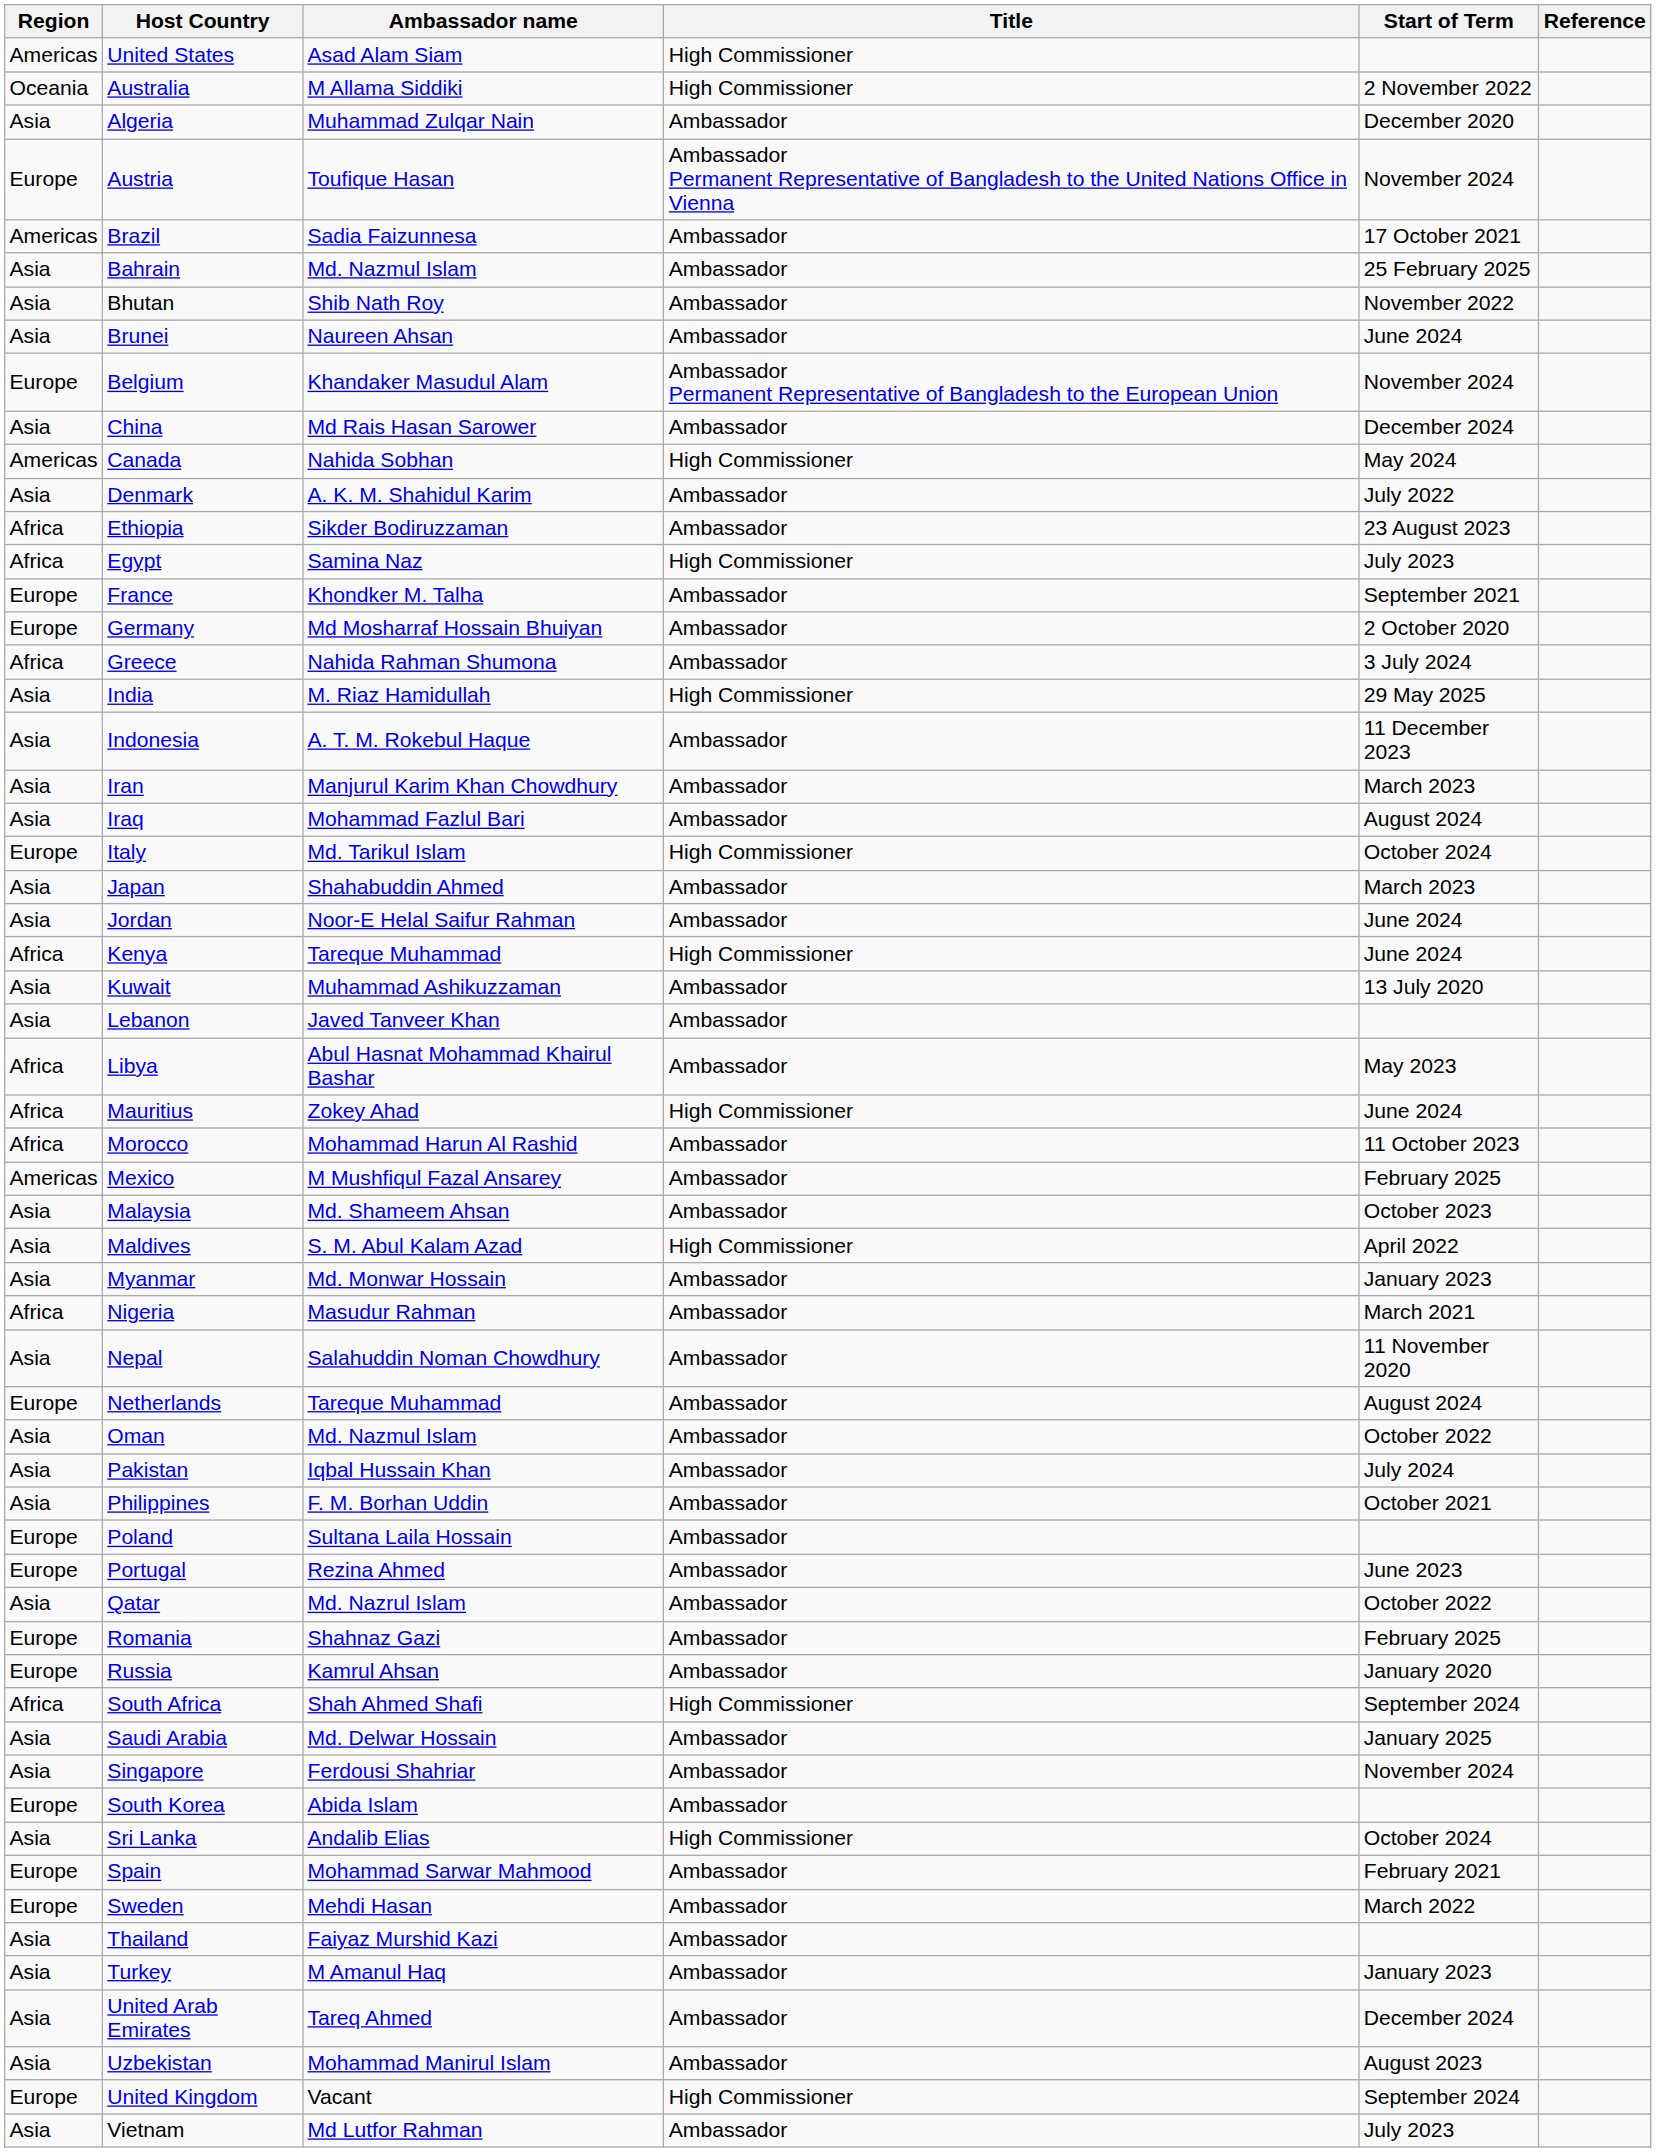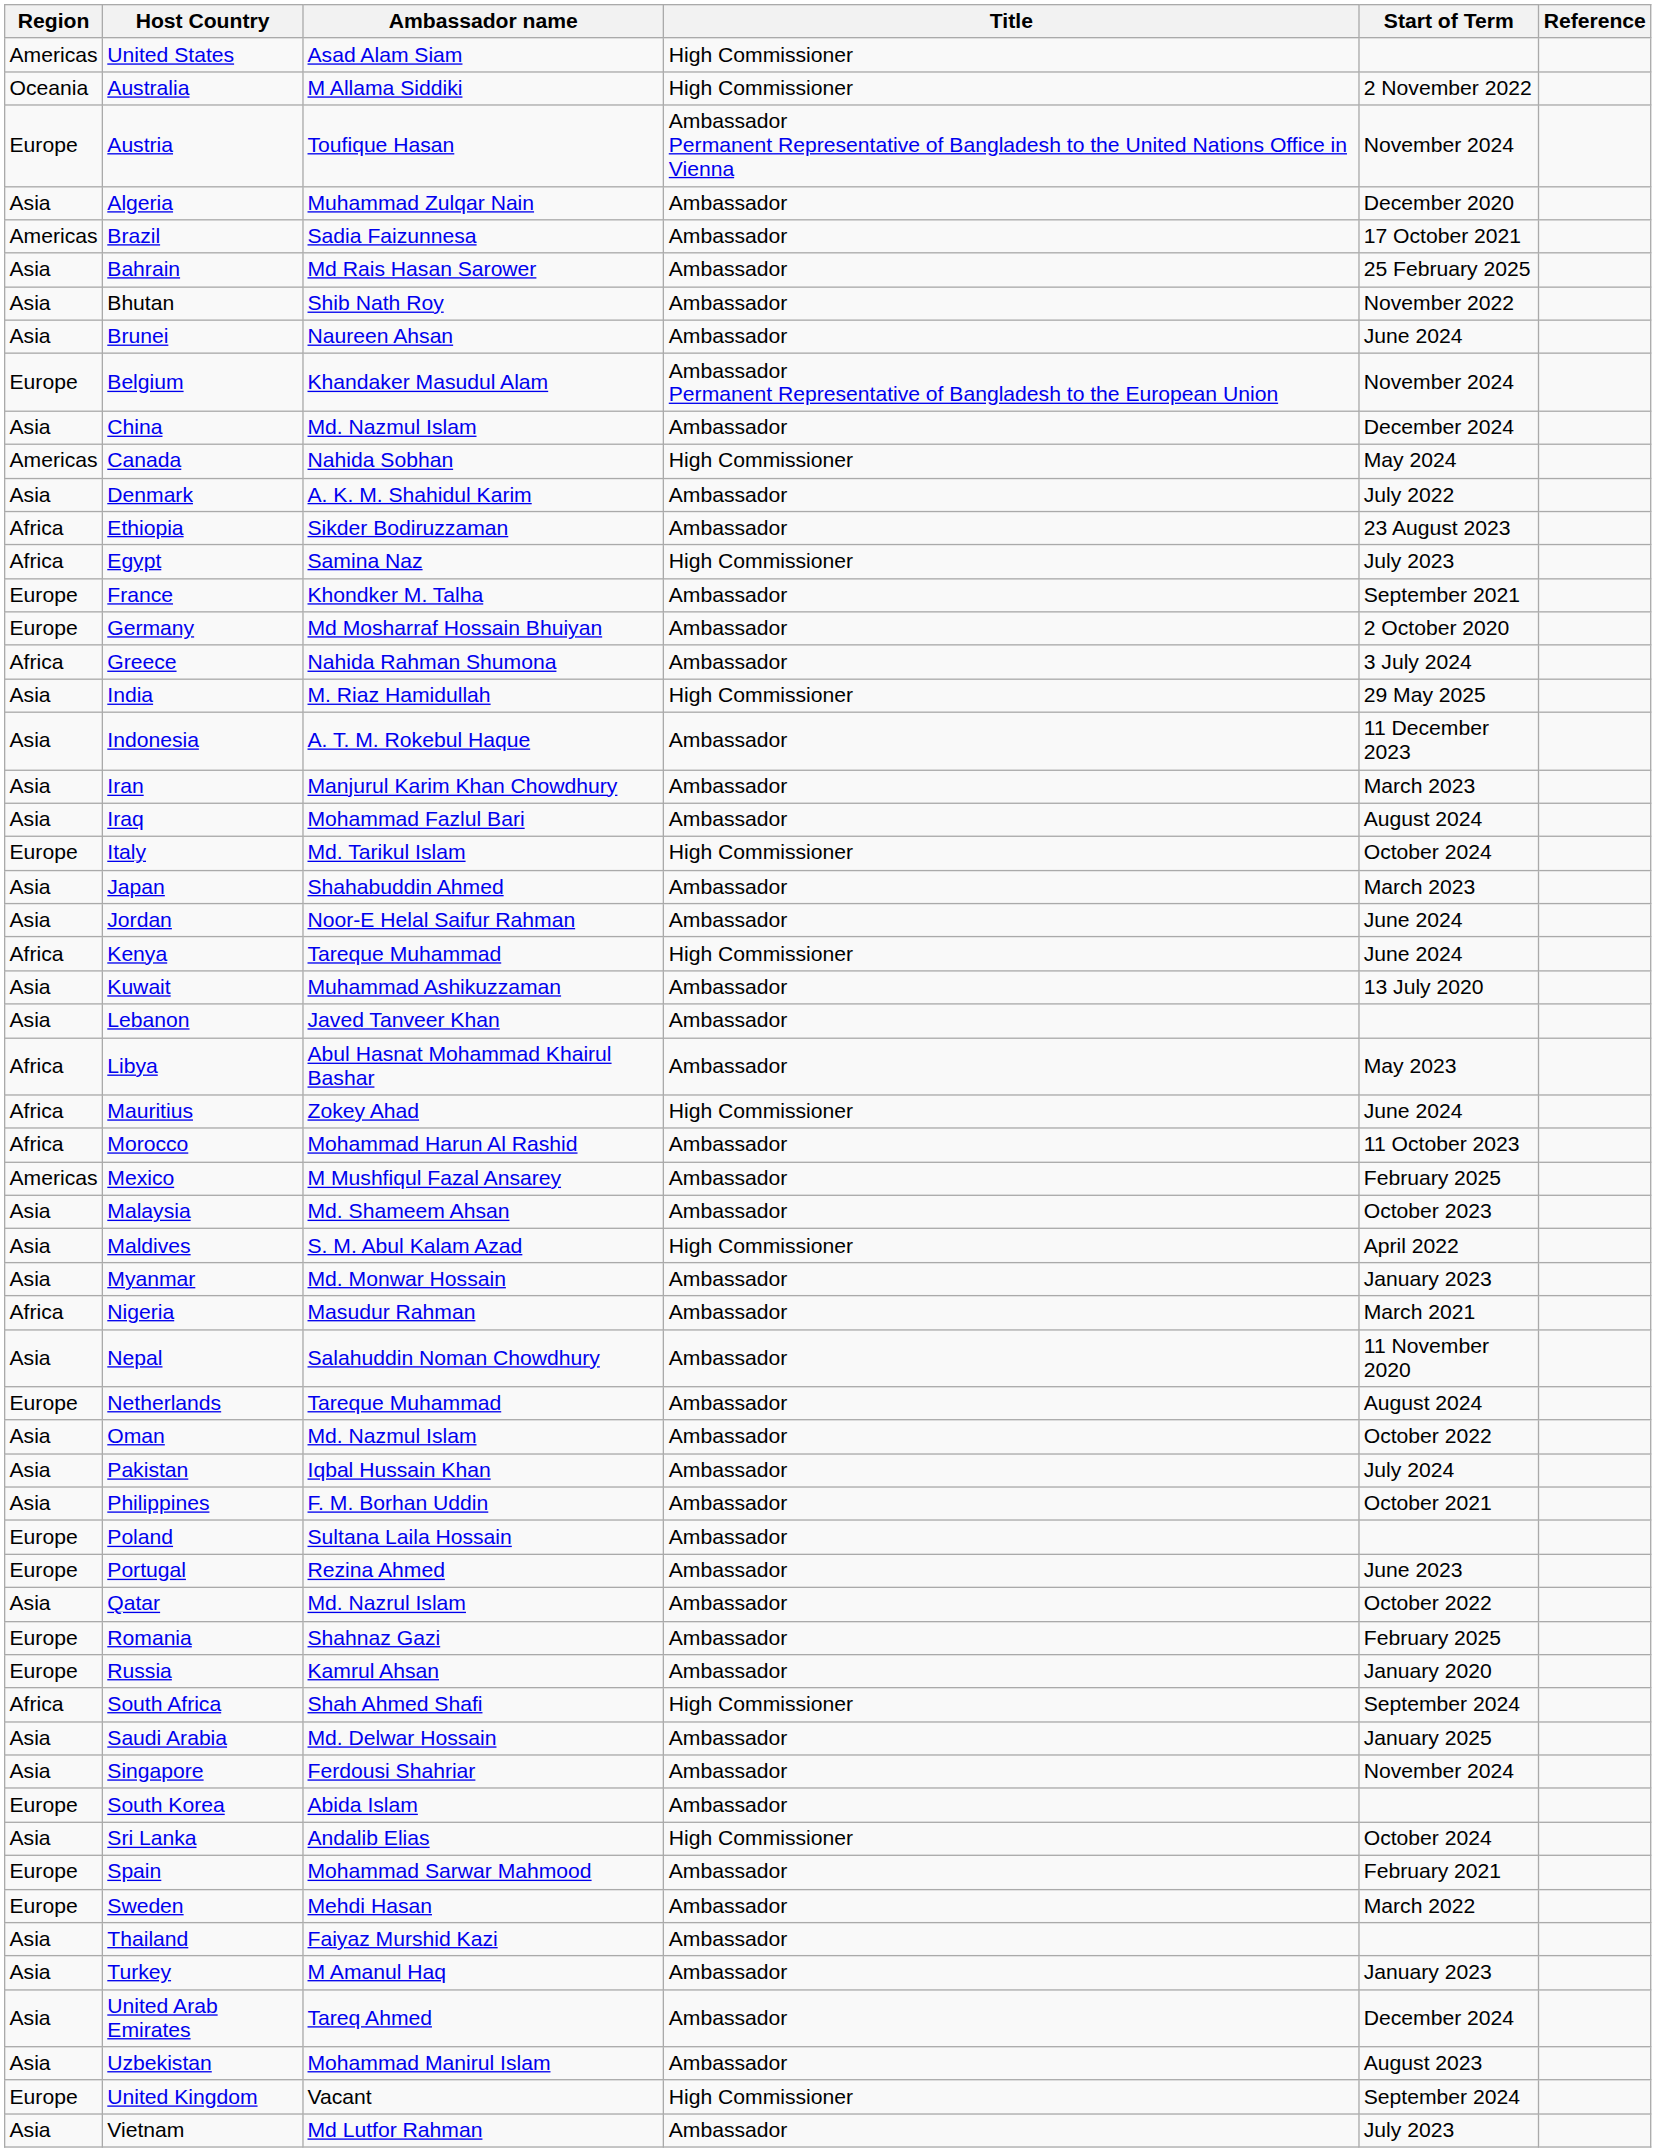rows swapped: (140, 178) <-> (140, 121)
(392, 269) Md. Nazmul Islam -> (422, 269) Md Rais Hasan Sarower
(422, 427) Md Rais Hasan Sarower -> (392, 427) Md. Nazmul Islam
